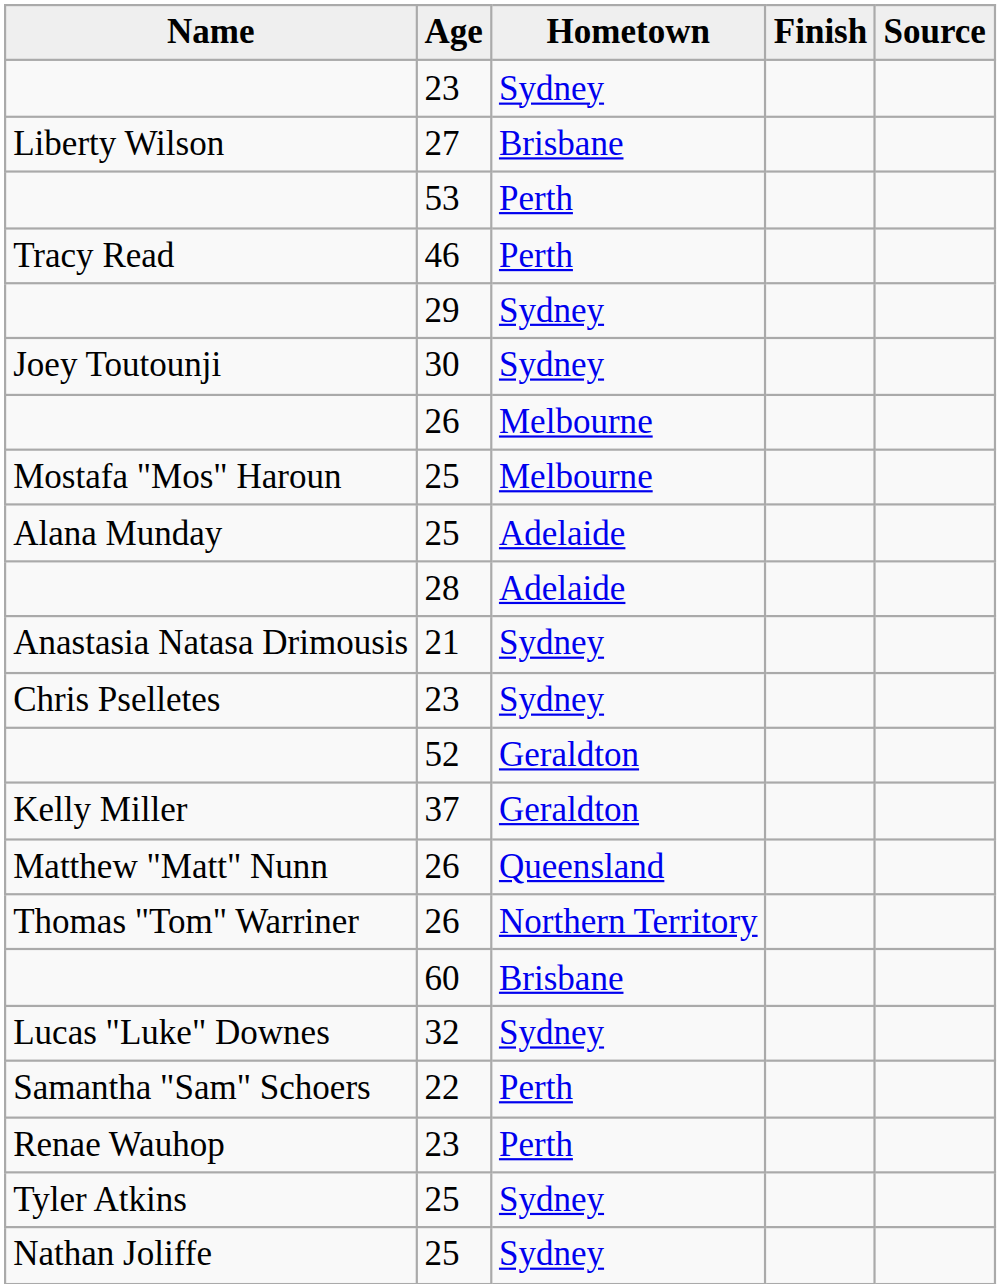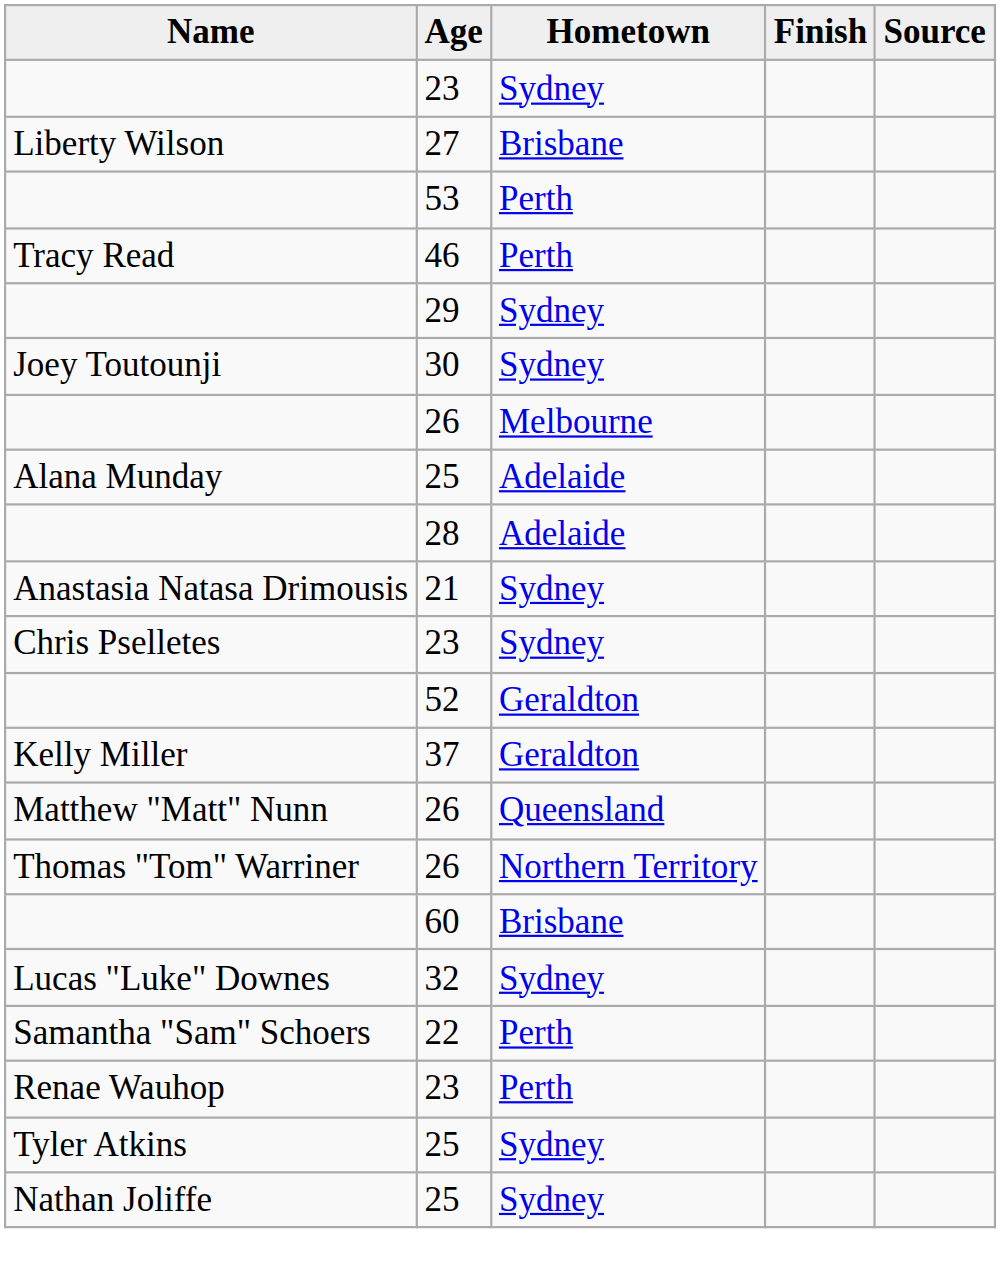- row: (177, 476)
